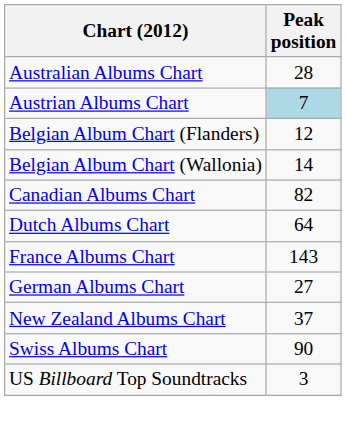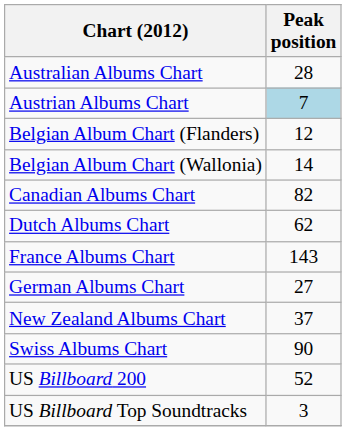(304, 225) 64 -> (304, 225) 62
+ row: (78, 379)
